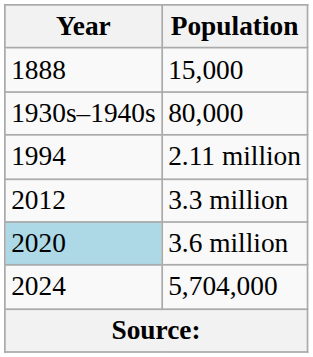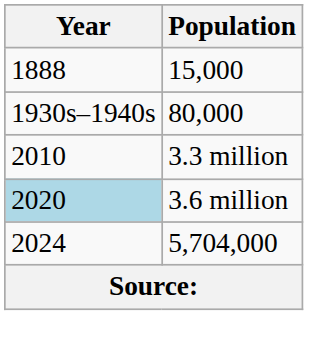- row: (235, 156)
(39, 199) 2012 -> (39, 156) 2010
